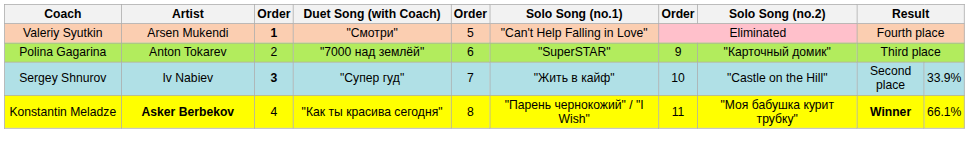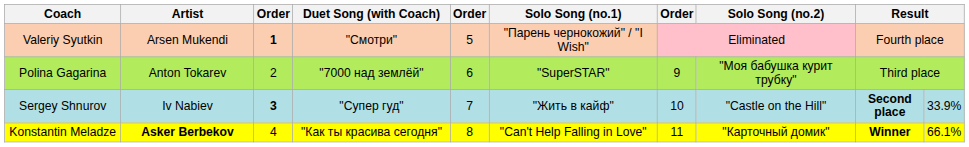(574, 33) "Can't Help Falling in Love" -> (573, 40) "Парень чернокожий" / "I Wish"
(777, 52) "Карточный домик" -> (776, 73) "Моя бабушка курит трубку"
(891, 78) normal -> (890, 106) bold
(574, 111) "Парень чернокожий" / "I Wish" -> (573, 132) "Can't Help Falling in Love"
(777, 111) "Моя бабушка курит трубку" -> (776, 132) "Карточный домик"
